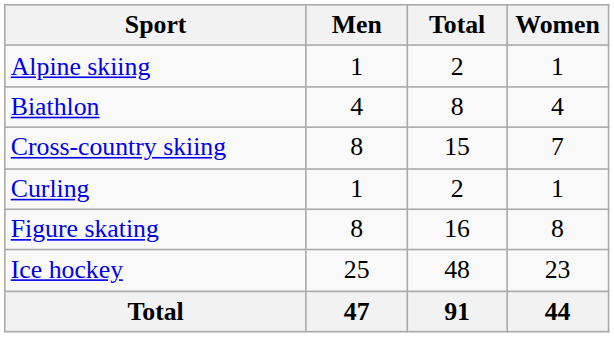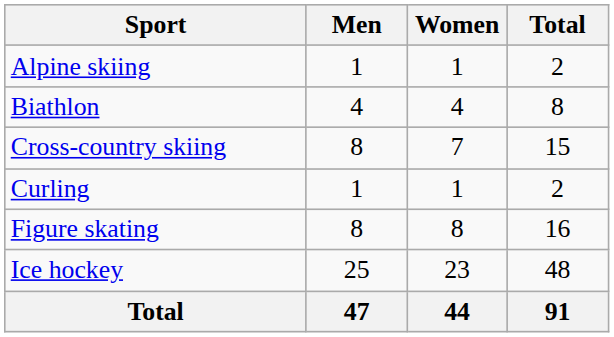columns swapped: (558, 24) <-> (457, 24)
